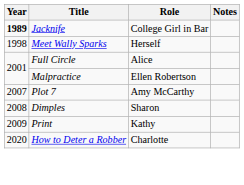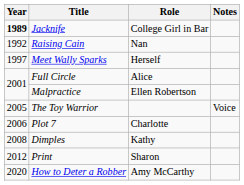+ row: (58, 44)
(17, 44) 1998 -> (17, 60) 1997
+ row: (65, 108)
(17, 92) 2007 -> (17, 124) 2006
(162, 92) Amy McCarthy -> (149, 124) Charlotte
(145, 108) Sharon -> (143, 140) Kathy
(17, 124) 2009 -> (17, 156) 2012
(143, 124) Kathy -> (145, 156) Sharon
(149, 140) Charlotte -> (162, 172) Amy McCarthy
